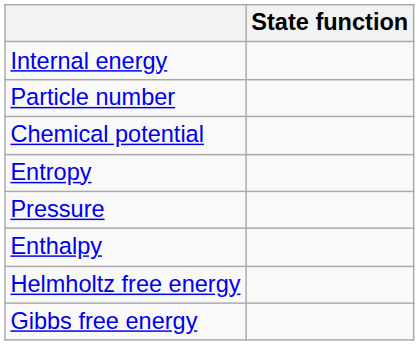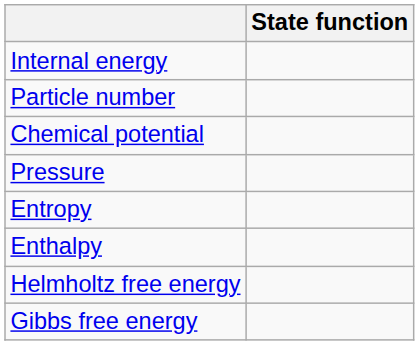rows swapped: (57, 209) <-> (51, 172)
